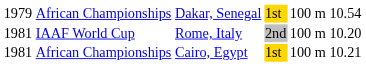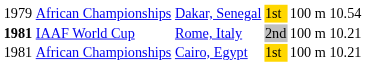(18, 33) normal -> (18, 33) bold
(345, 33) 10.20 -> (345, 33) 10.21
